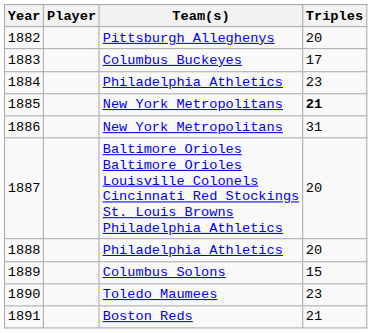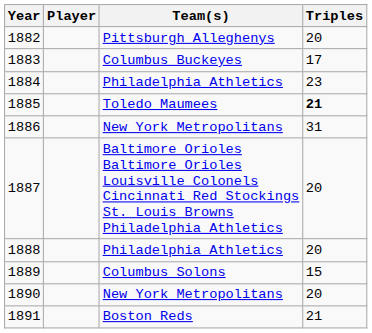(193, 105) New York Metropolitans -> (160, 105) Toledo Maumees
(160, 295) Toledo Maumees -> (193, 295) New York Metropolitans
(314, 295) 23 -> (314, 295) 20
